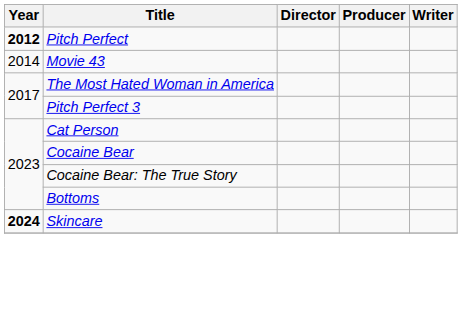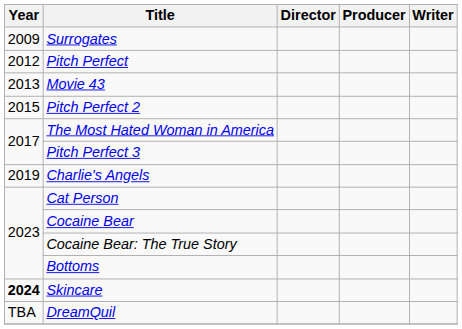+ row: (82, 38)
(24, 38) bold -> (24, 61) normal
(24, 61) 2014 -> (24, 84) 2013
+ row: (93, 107)
+ row: (98, 175)
+ row: (81, 312)
